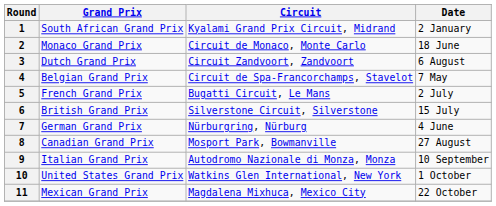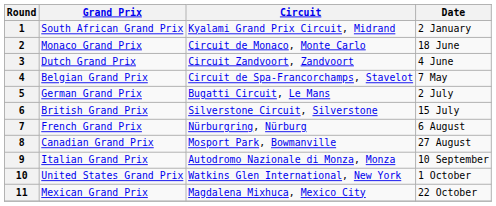(442, 62) 6 August -> (436, 62) 4 June
(92, 95) French Grand Prix -> (92, 95) German Grand Prix
(92, 127) German Grand Prix -> (92, 127) French Grand Prix
(436, 127) 4 June -> (442, 127) 6 August
